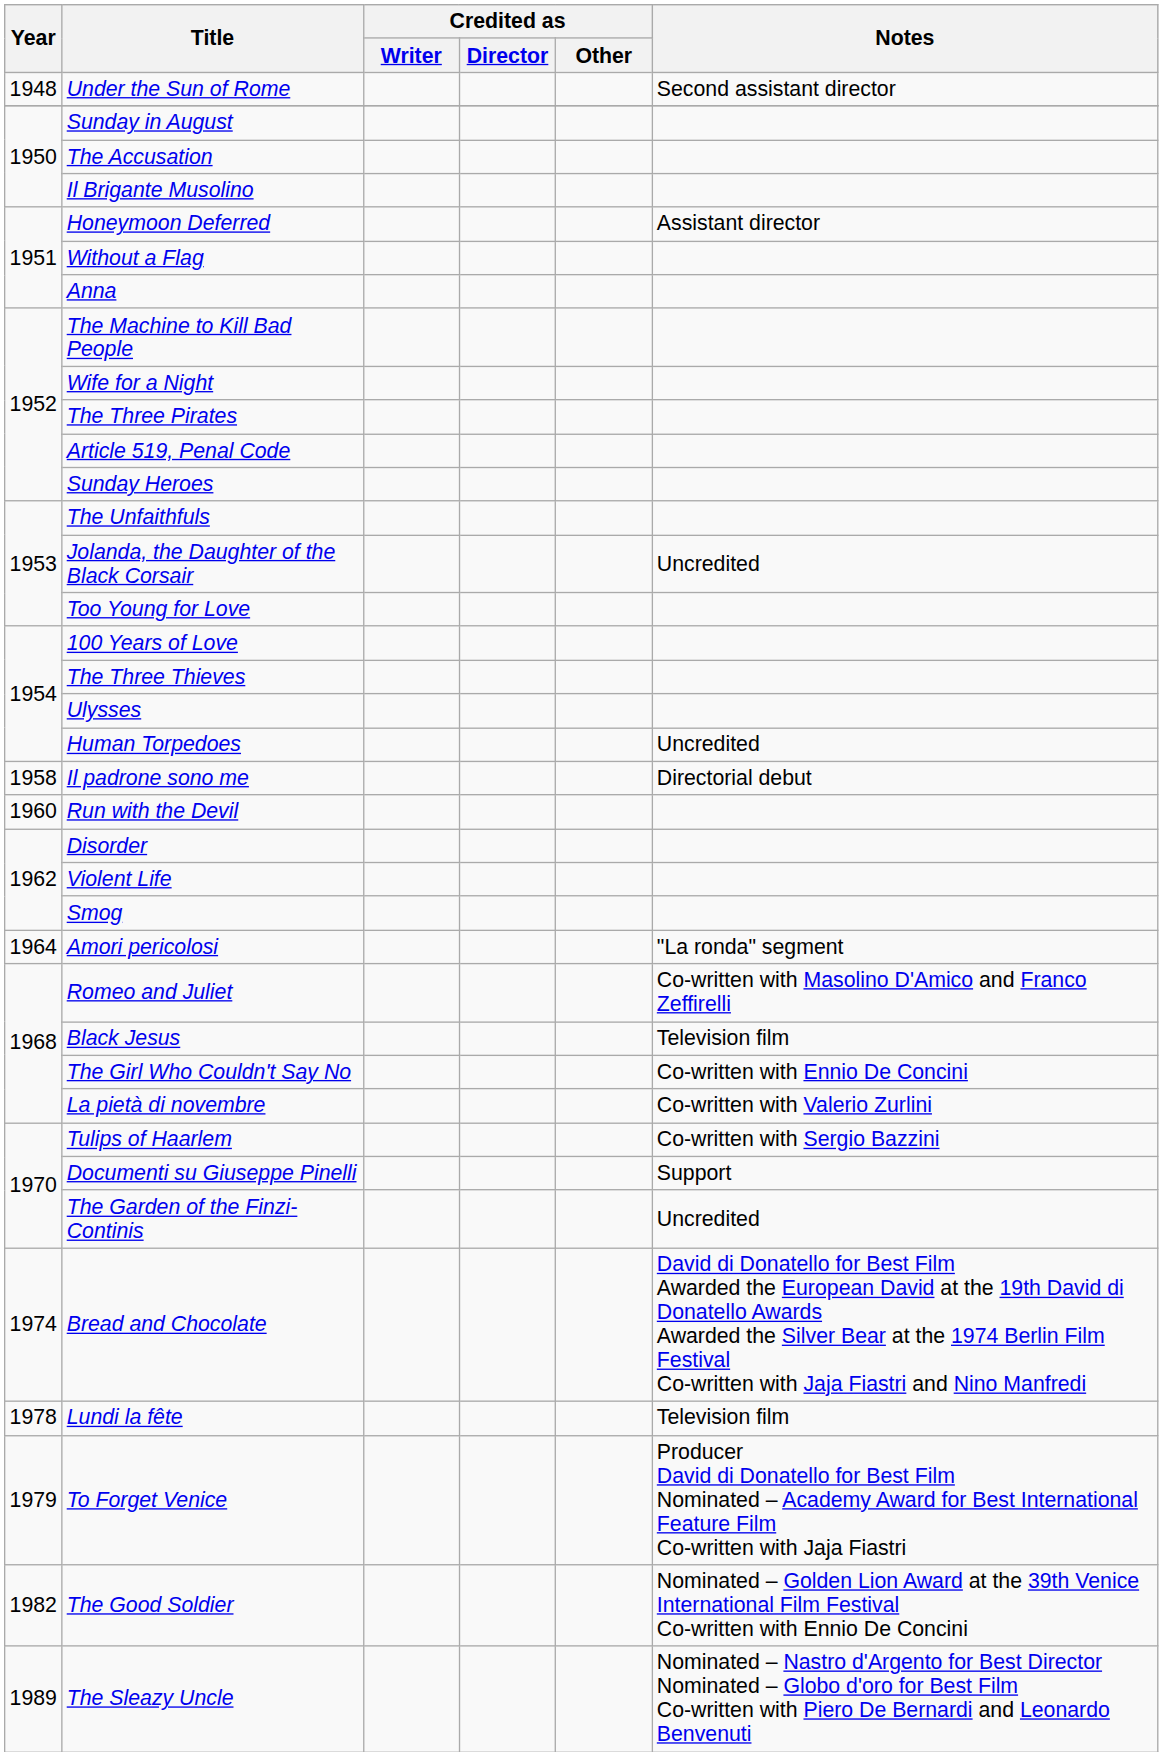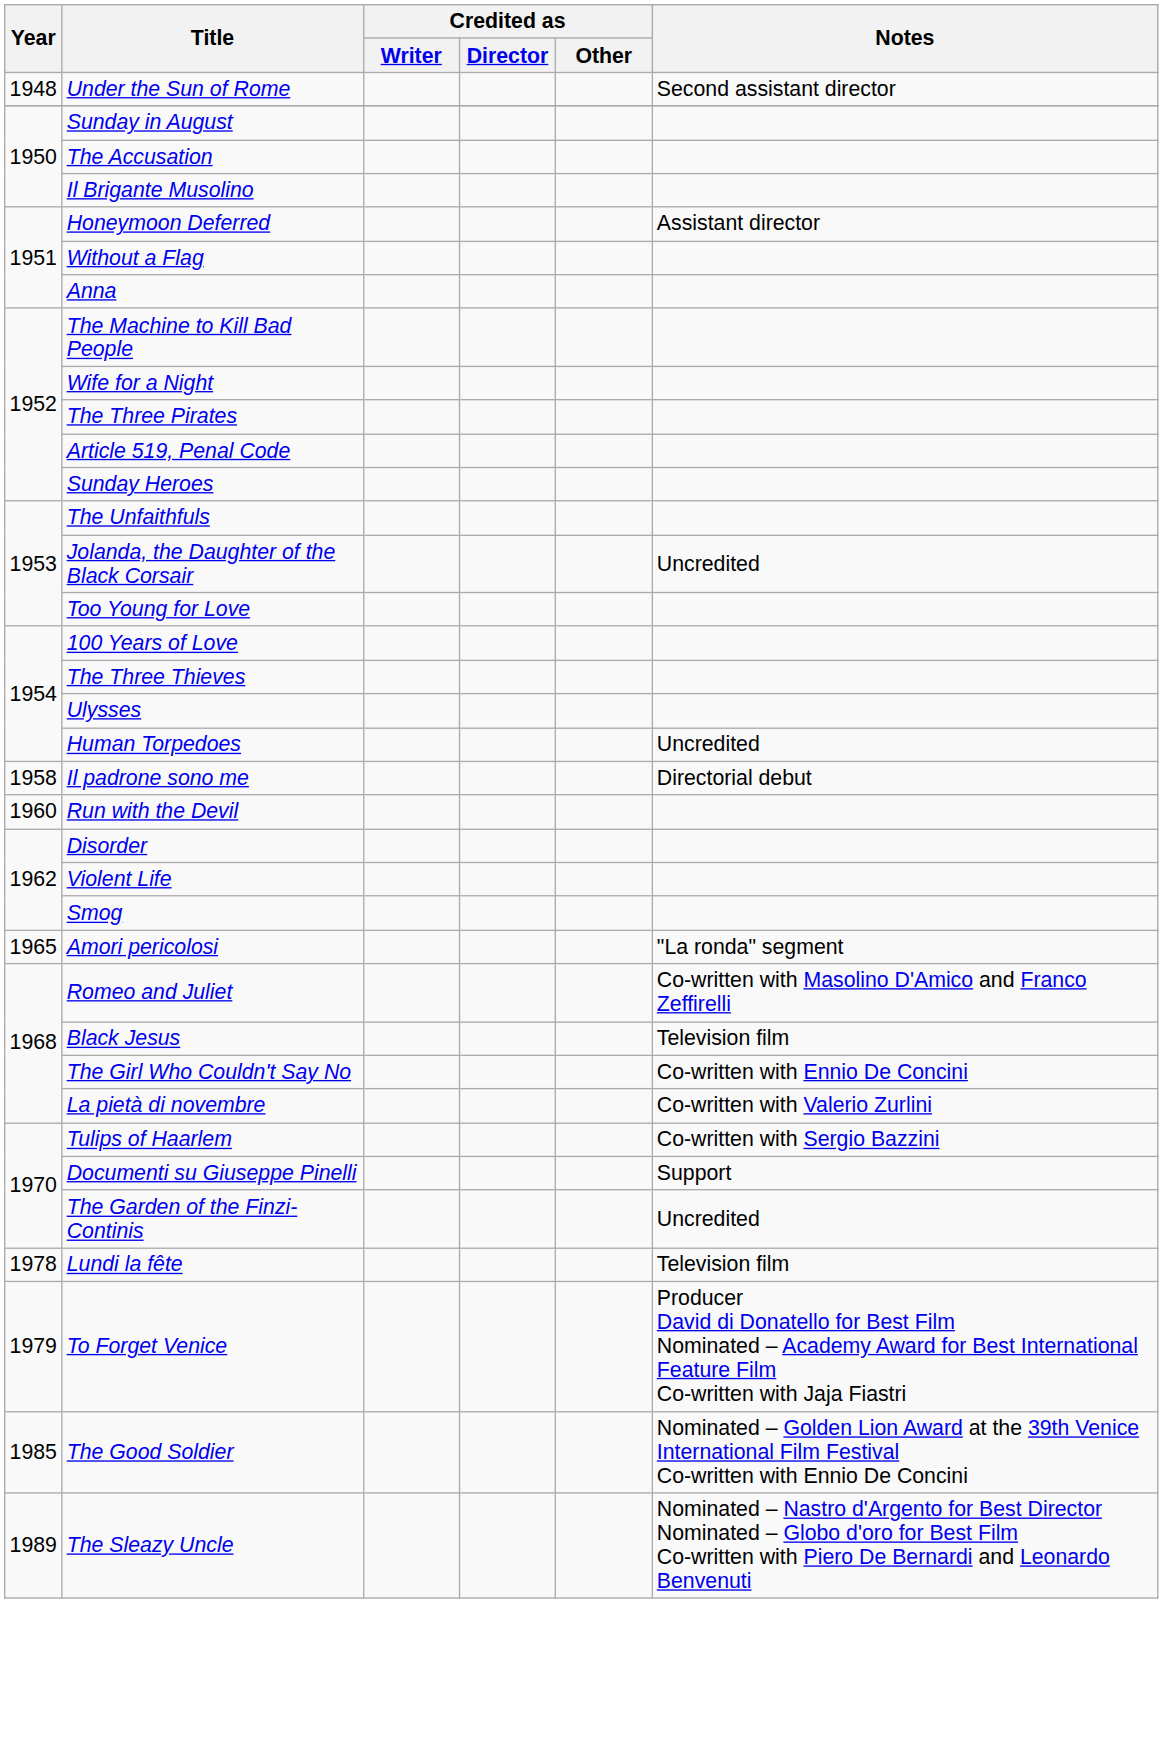(33, 946) 1964 -> (33, 946) 1965
- row: (167, 1324)
(33, 1605) 1982 -> (33, 1451) 1985
